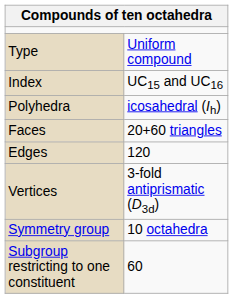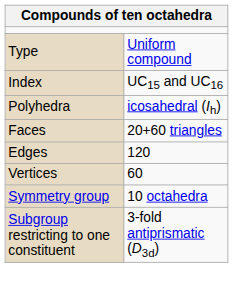(166, 191) 3-fold antiprismatic (D3d) -> (135, 174) 60
(135, 267) 60 -> (166, 235) 3-fold antiprismatic (D3d)
